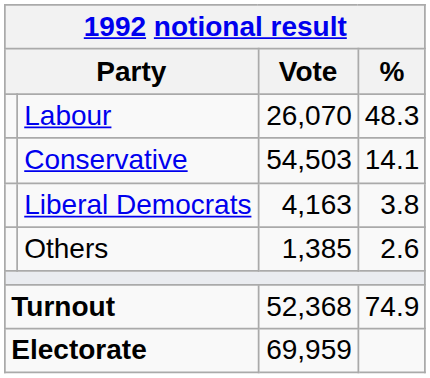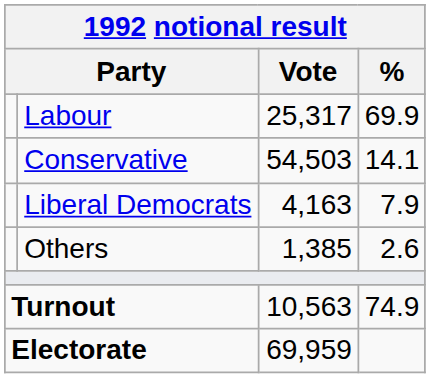(309, 115) 26,070 -> (309, 115) 25,317
(392, 115) 48.3 -> (392, 115) 69.9
(400, 204) 3.8 -> (400, 204) 7.9
(309, 306) 52,368 -> (309, 306) 10,563
